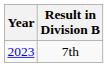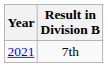(21, 51) 2023 -> (21, 51) 2021
